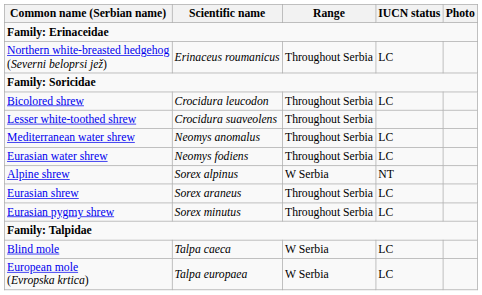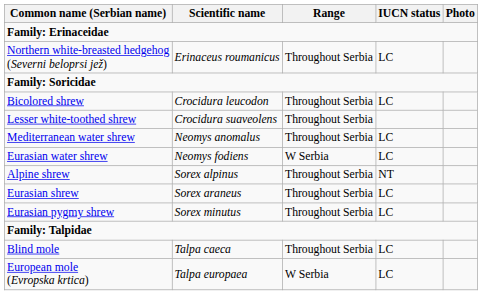(329, 156) Throughout Serbia -> (307, 156) W Serbia
(307, 175) W Serbia -> (329, 175) Throughout Serbia
(307, 249) W Serbia -> (329, 249) Throughout Serbia
